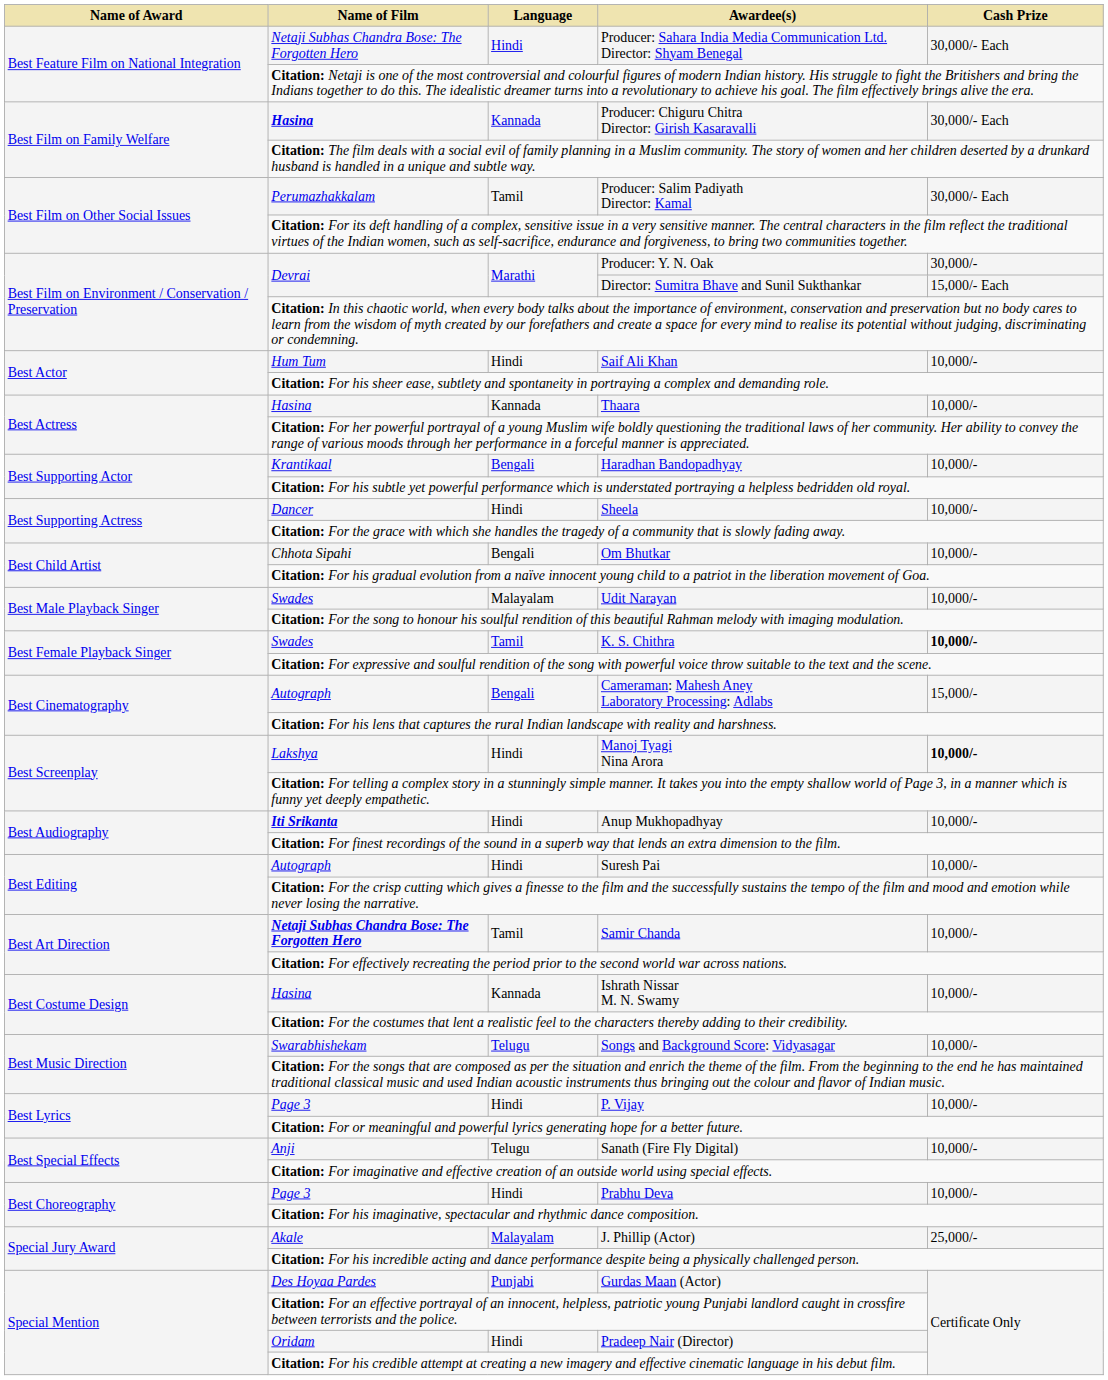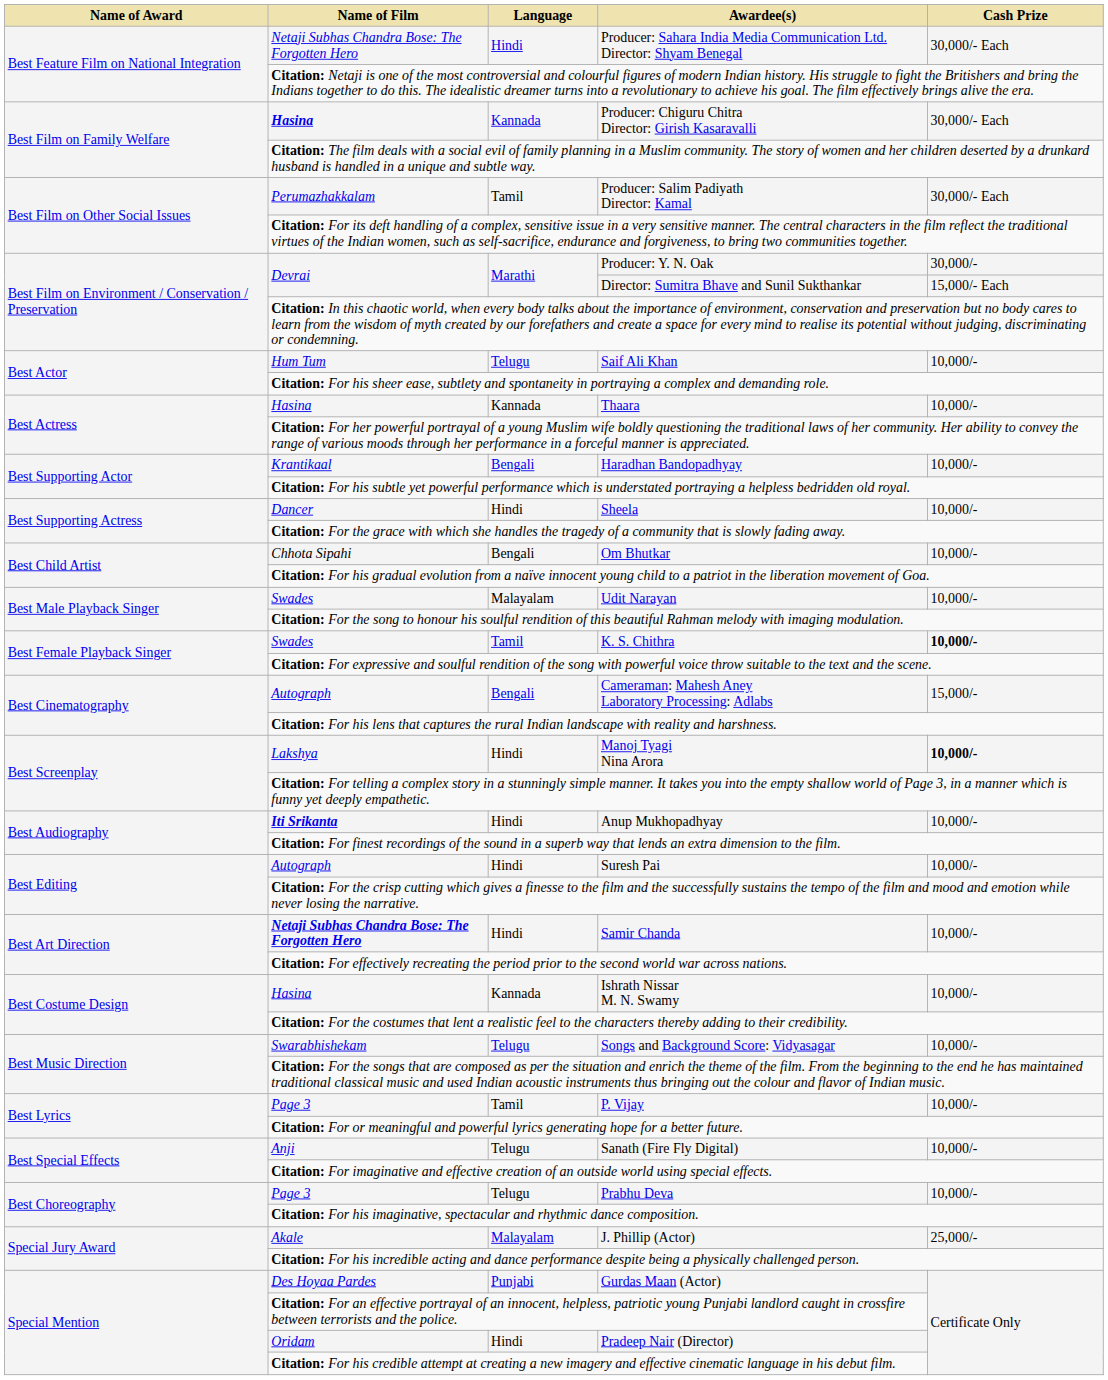(507, 361) Hindi -> (510, 361) Telugu
(507, 933) Tamil -> (507, 933) Hindi
(507, 1104) Hindi -> (507, 1104) Tamil
(507, 1193) Hindi -> (510, 1193) Telugu
